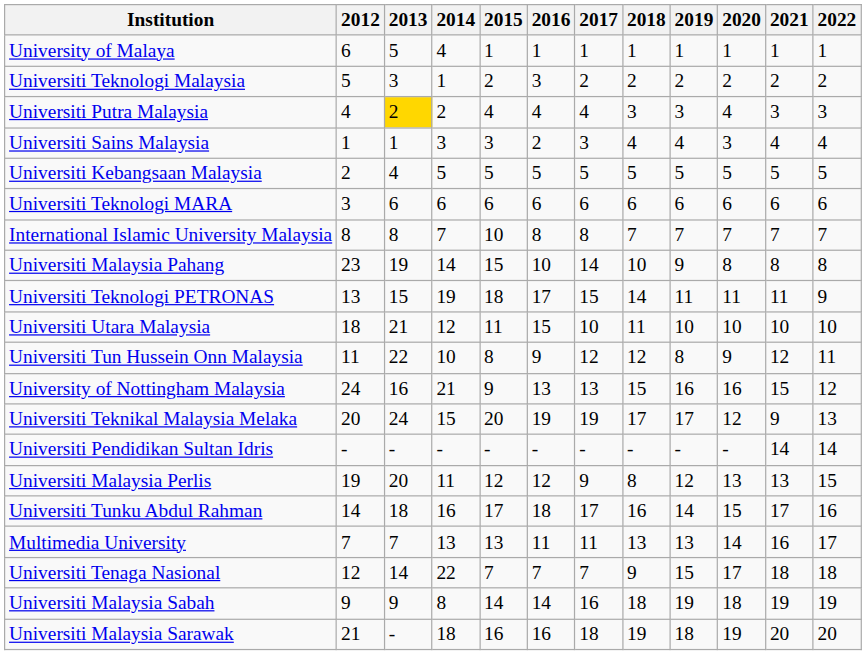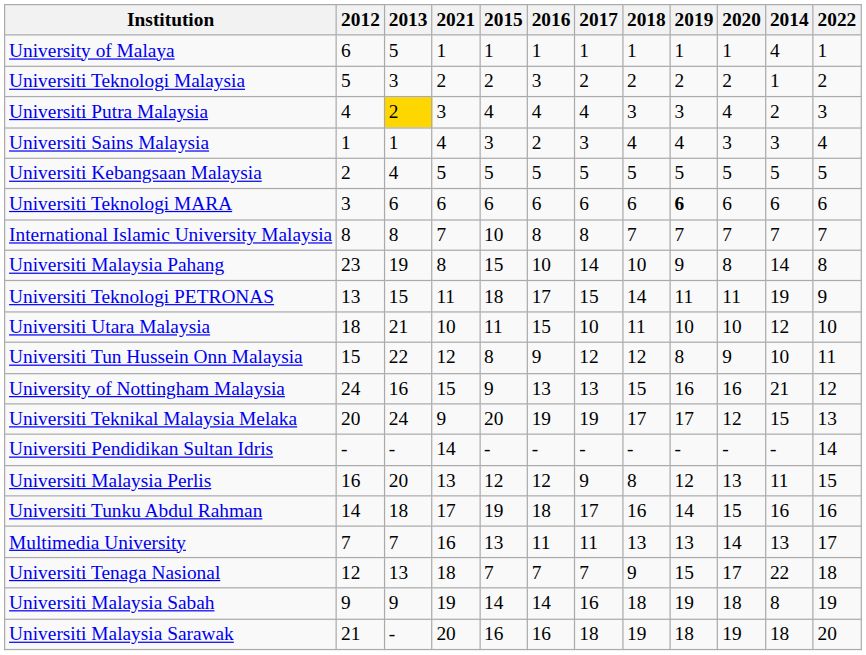columns swapped: (456, 19) <-> (789, 19)
(679, 204) normal -> (679, 204) bold
(350, 357) 11 -> (351, 357) 15
(351, 480) 19 -> (351, 480) 16
(494, 511) 17 -> (494, 511) 19
(398, 572) 14 -> (398, 572) 13
